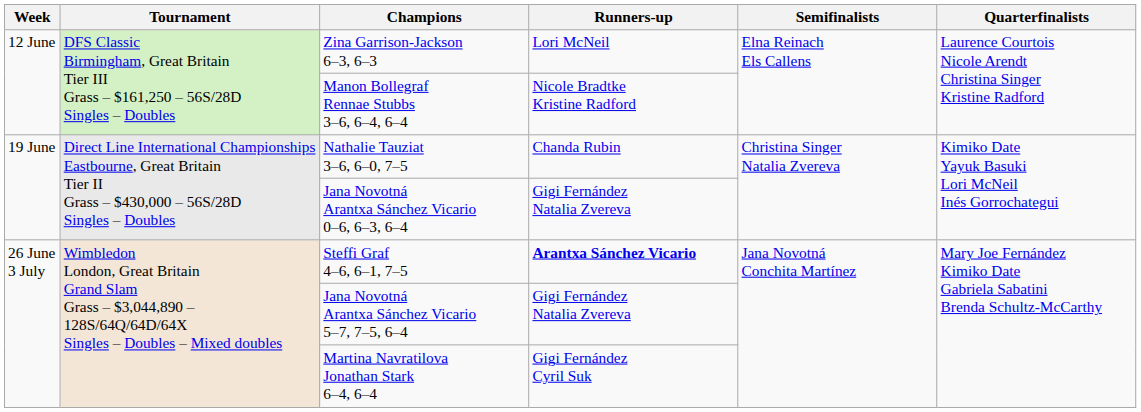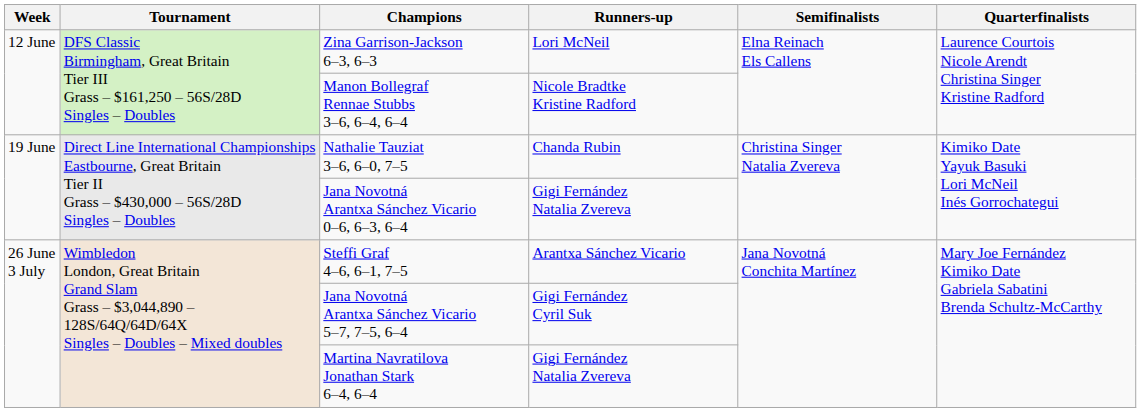(614, 252) bold -> (609, 252) normal
(582, 305) Gigi Fernández Natalia Zvereva -> (580, 305) Gigi Fernández Cyril Suk
(580, 367) Gigi Fernández Cyril Suk -> (582, 367) Gigi Fernández Natalia Zvereva
